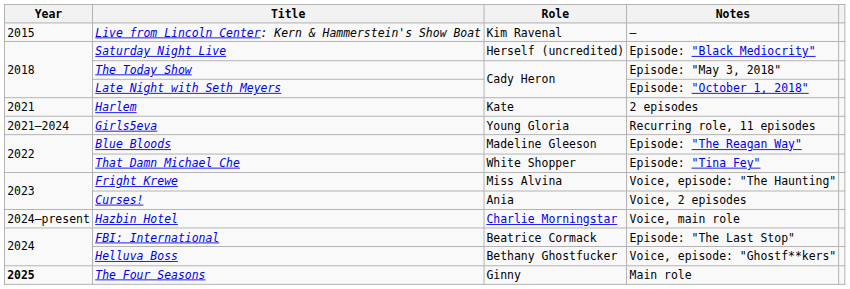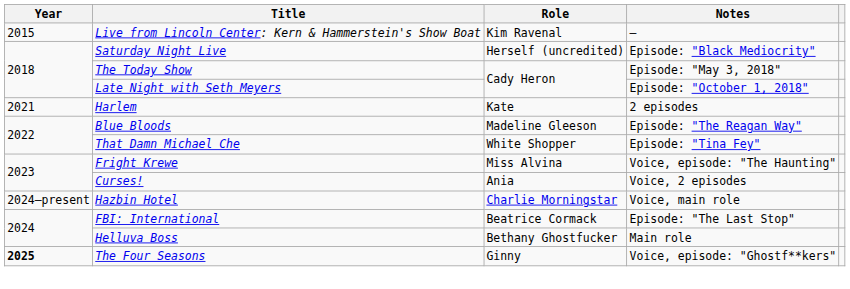- row: (126, 126)
(733, 256) Voice, episode: "Ghostf**kers" -> (661, 238) Main role
(661, 275) Main role -> (733, 256) Voice, episode: "Ghostf**kers"
